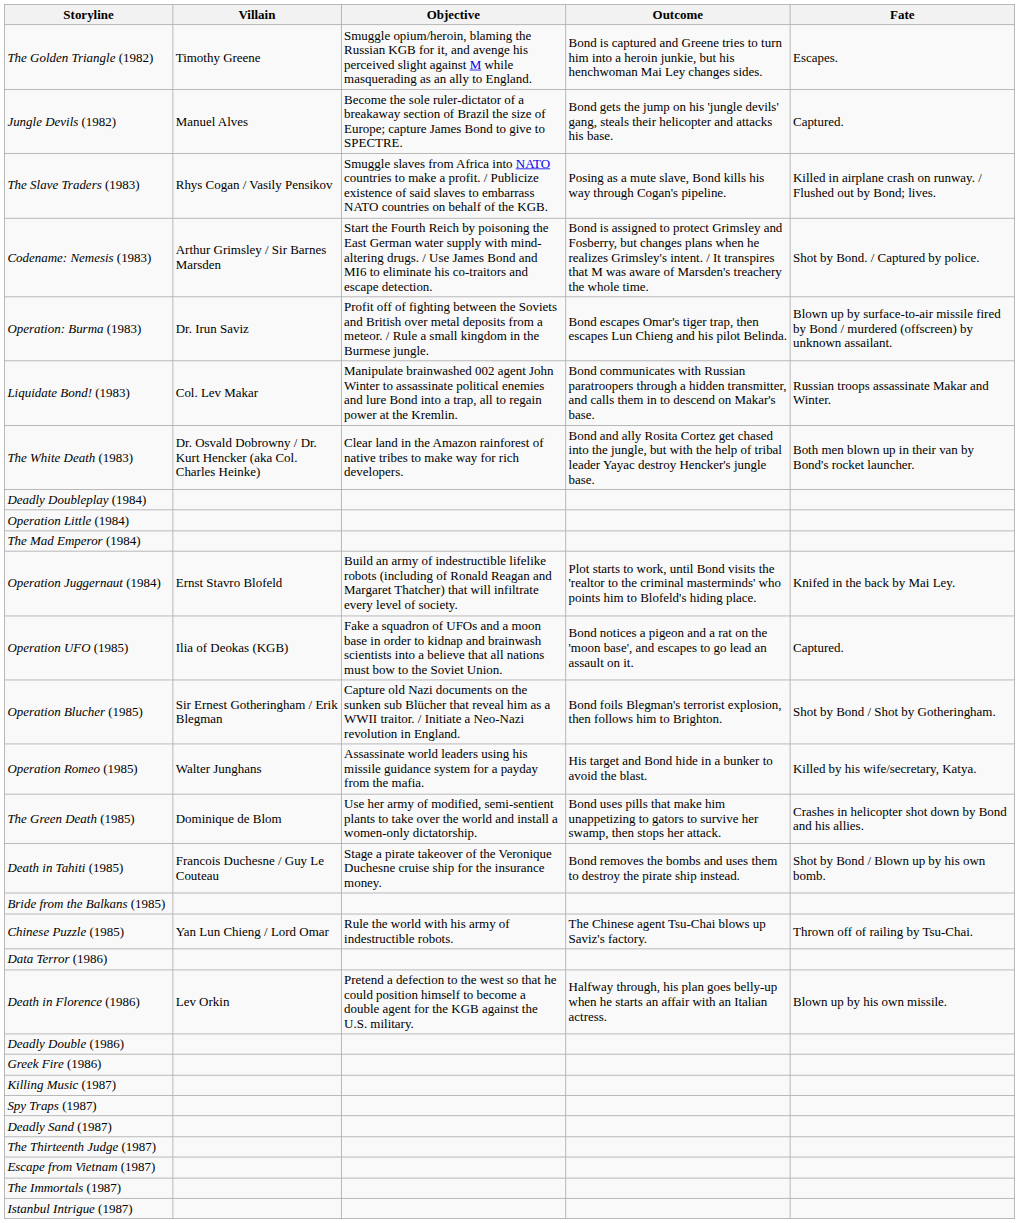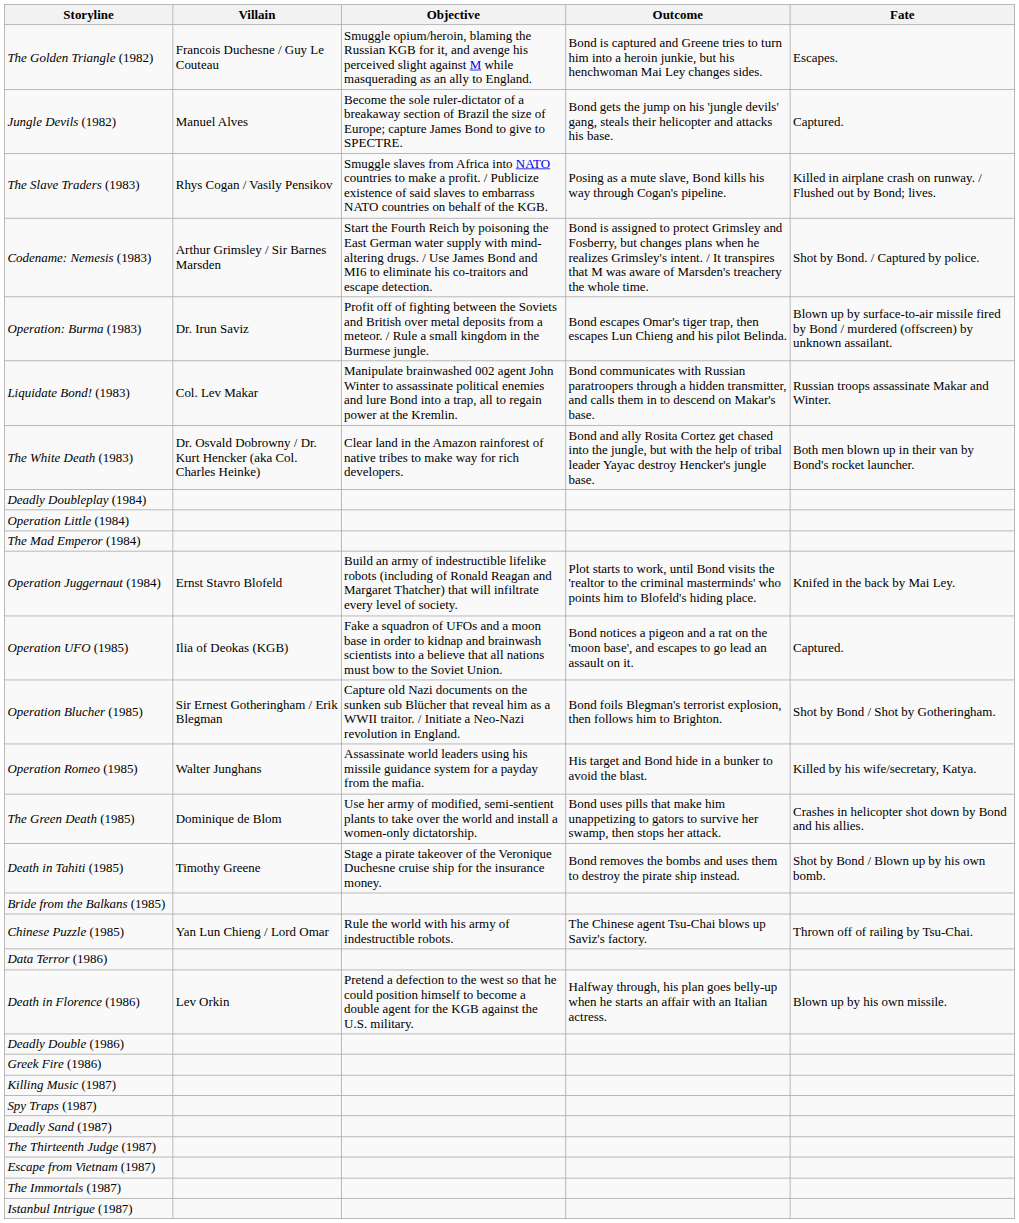(218, 57) Timothy Greene -> (250, 57) Francois Duchesne / Guy Le Couteau
(250, 868) Francois Duchesne / Guy Le Couteau -> (218, 868) Timothy Greene
